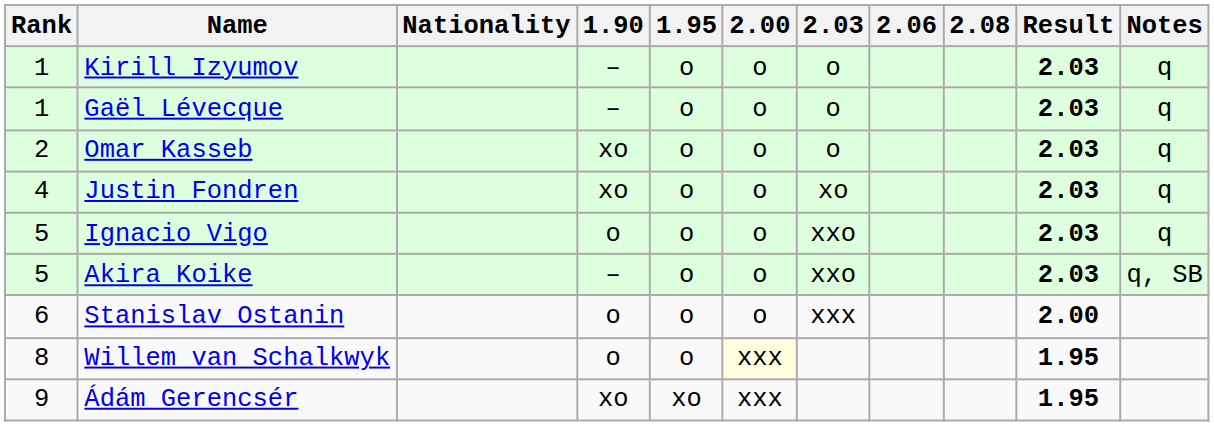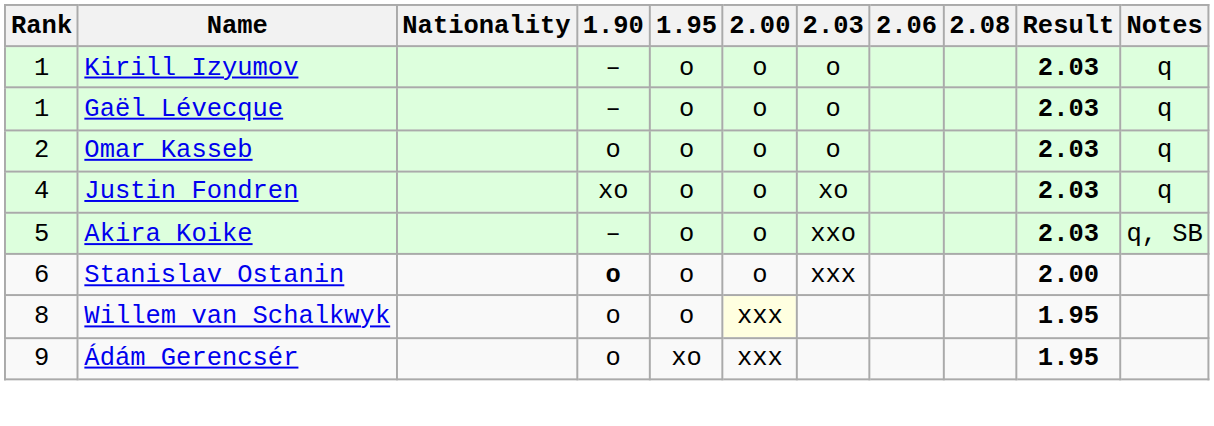(613, 150) xo -> (613, 150) o
- row: (176, 233)
(613, 316) normal -> (613, 275) bold
(613, 399) xo -> (613, 358) o
